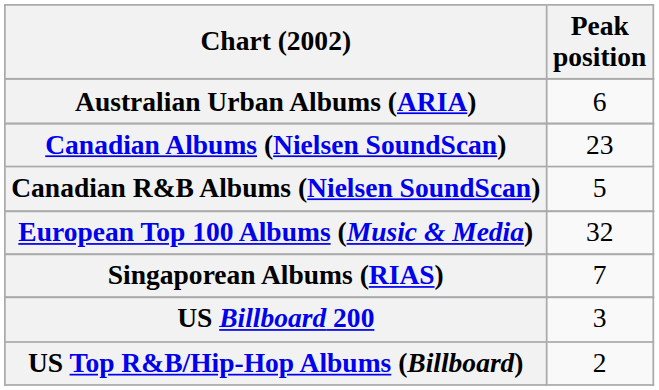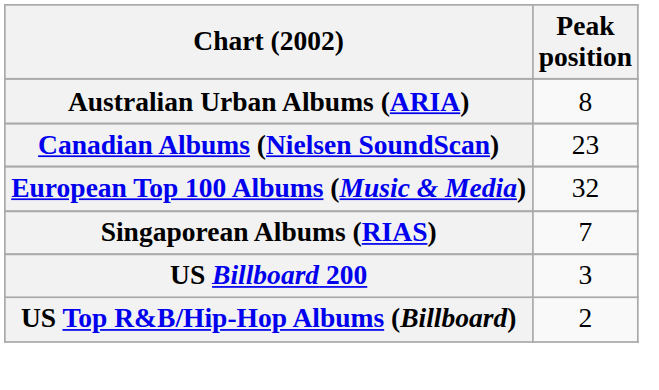(600, 100) 6 -> (585, 100) 8
- row: (276, 188)
